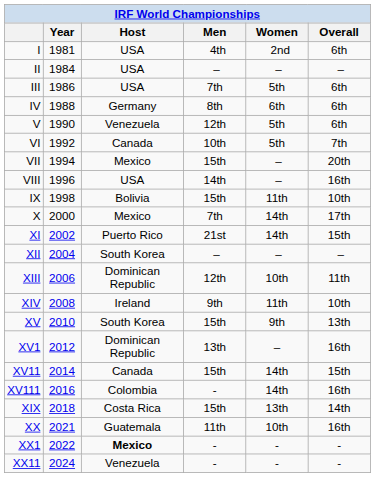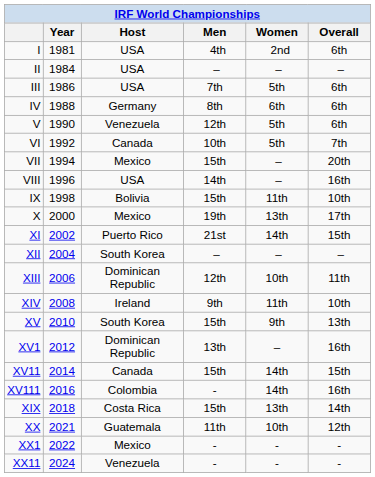(215, 217) 7th -> (215, 217) 19th
(277, 217) 14th -> (277, 217) 13th
(339, 427) 16th -> (339, 427) 12th
(132, 445) bold -> (132, 445) normal
